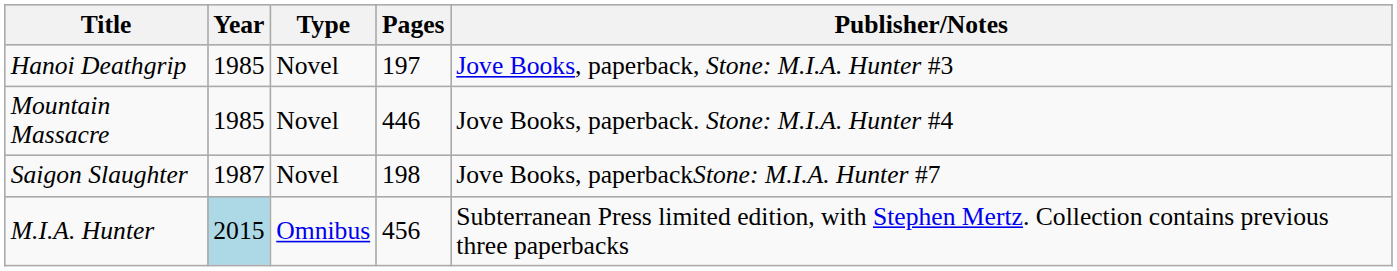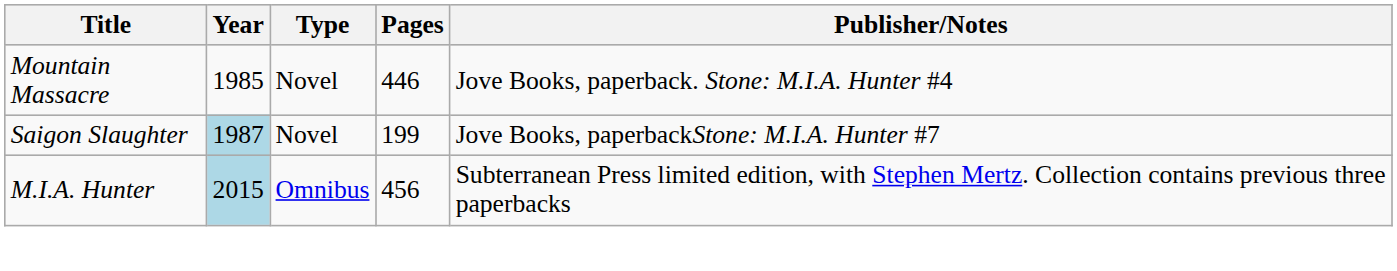- row: (99, 65)
(239, 175) no background -> (238, 134) lightblue background
(401, 175) 198 -> (400, 134) 199
